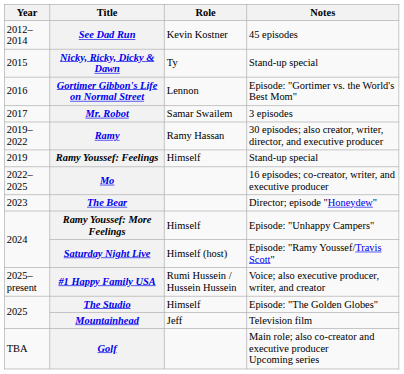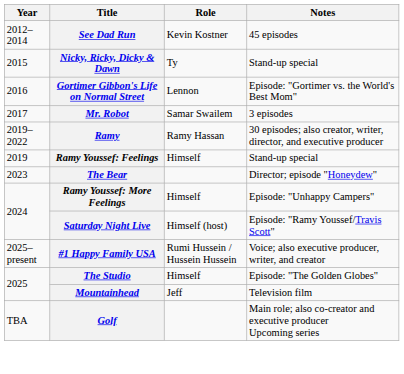- row: (107, 180)
